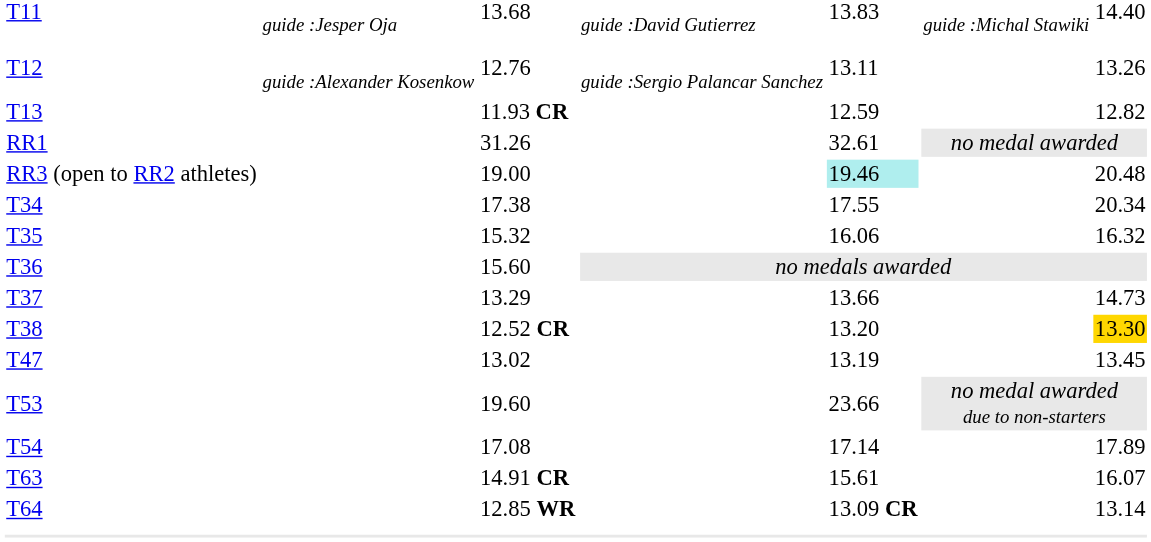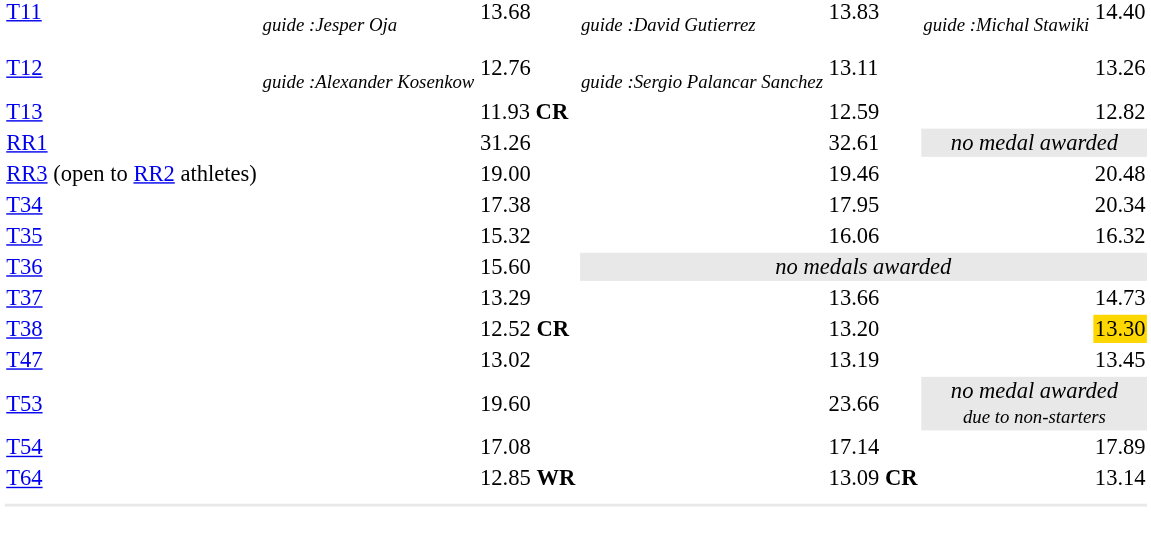(854, 173) paleturquoise background -> (854, 173) no background
(854, 204) 17.55 -> (854, 204) 17.95
- row: (24, 478)
